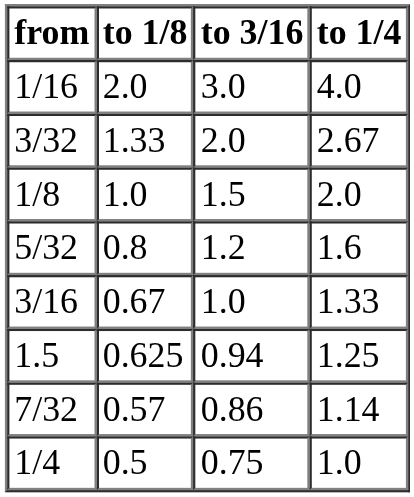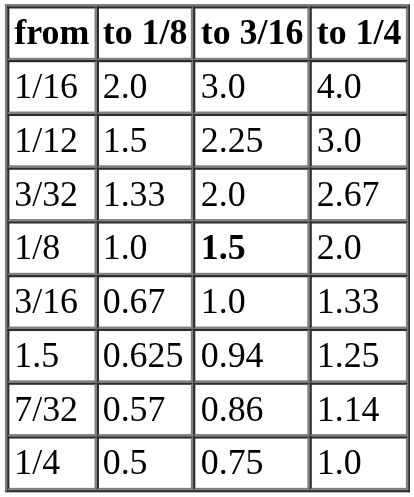+ row: (46, 140)
(223, 193) normal -> (223, 247) bold
- row: (46, 247)
